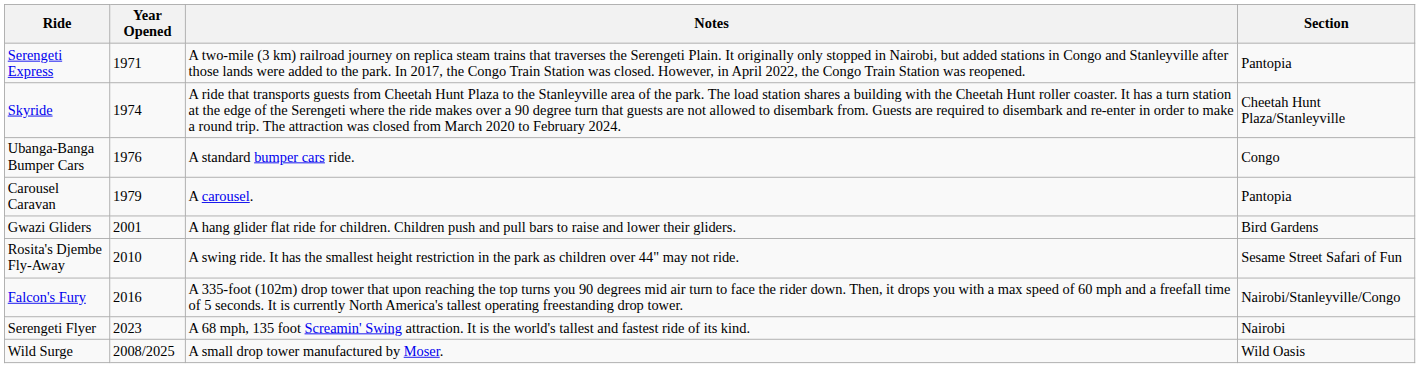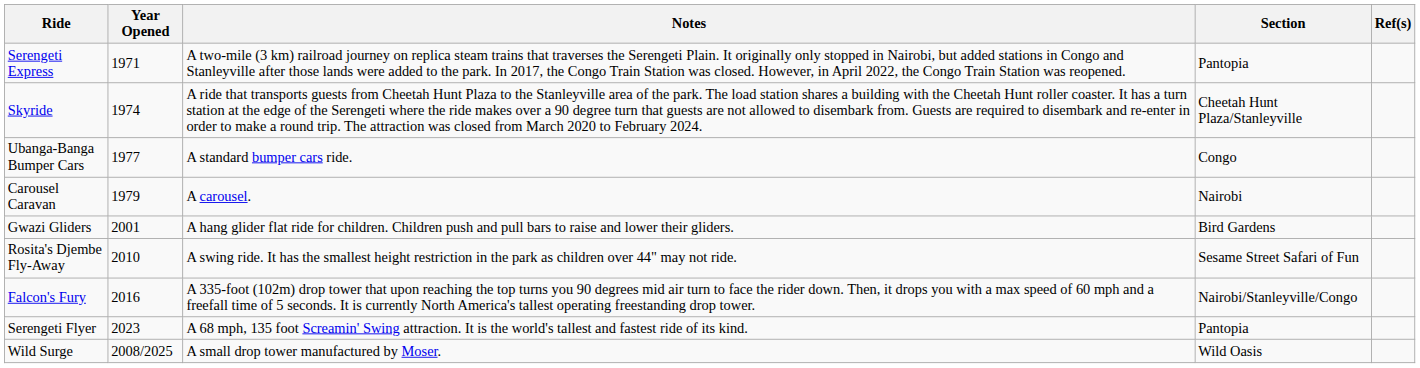+ column: (1393, 24)
(127, 157) 1976 -> (126, 157) 1977
(1266, 196) Pantopia -> (1220, 196) Nairobi
(1263, 328) Nairobi -> (1223, 328) Pantopia
